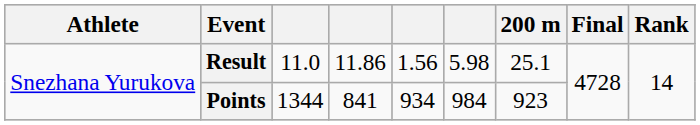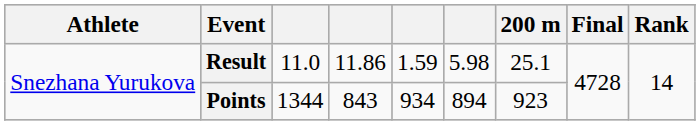(417, 62) 1.56 -> (417, 62) 1.59
(360, 101) 841 -> (360, 101) 843
(469, 101) 984 -> (469, 101) 894
